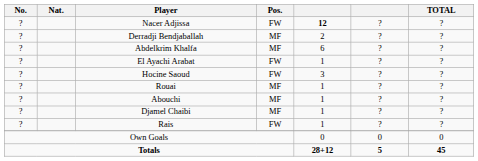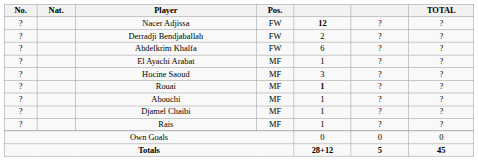(275, 35) MF -> (275, 35) FW
(275, 48) MF -> (275, 48) FW
(275, 61) FW -> (275, 61) MF
(275, 73) FW -> (275, 73) MF
(322, 86) normal -> (322, 86) bold
(275, 124) FW -> (275, 124) MF
